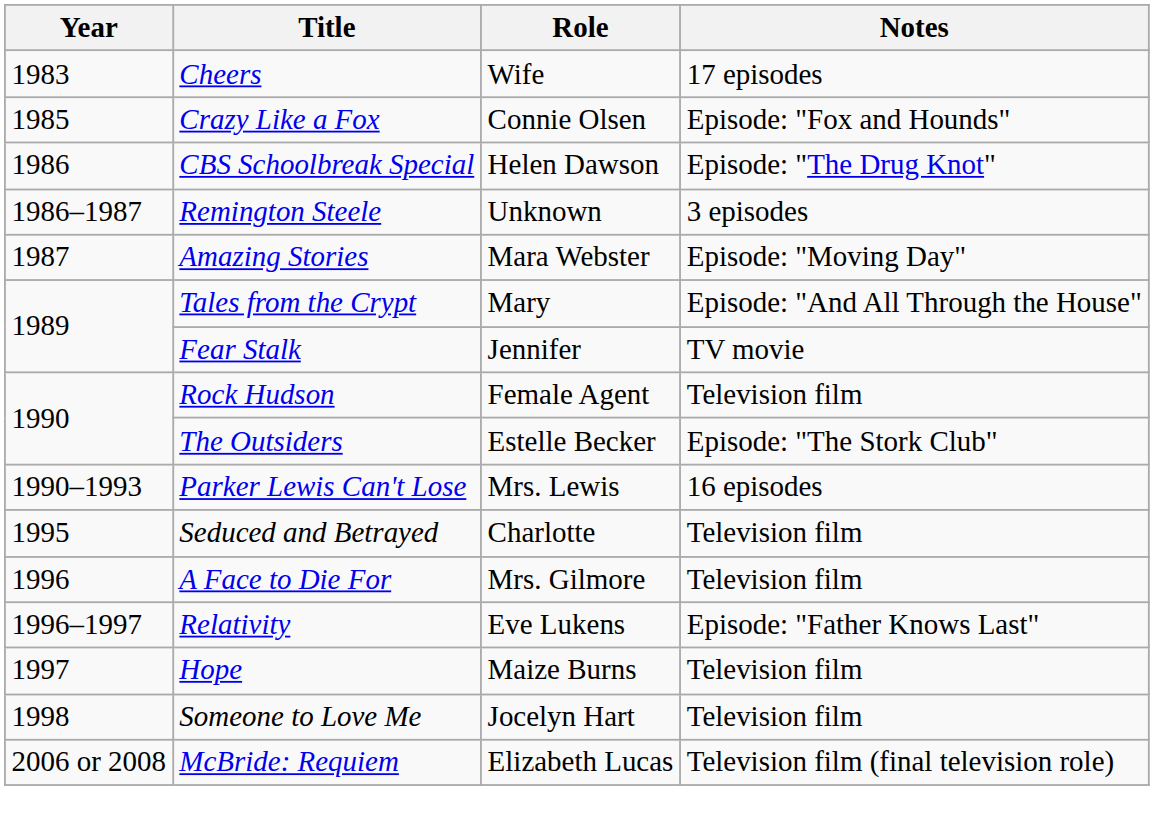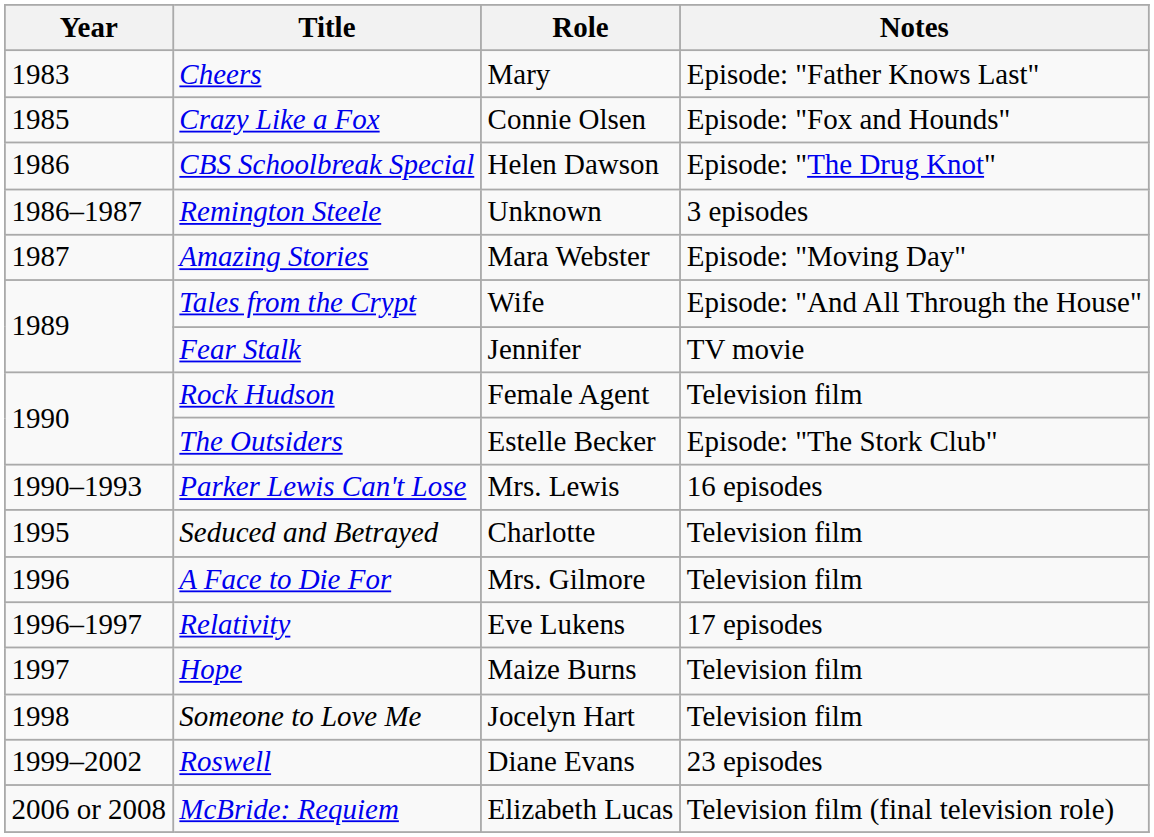(516, 73) Wife -> (519, 73) Mary
(755, 73) 17 episodes -> (863, 73) Episode: "Father Knows Last"
(519, 303) Mary -> (516, 303) Wife
(863, 624) Episode: "Father Knows Last" -> (755, 624) 17 episodes
+ row: (225, 762)
